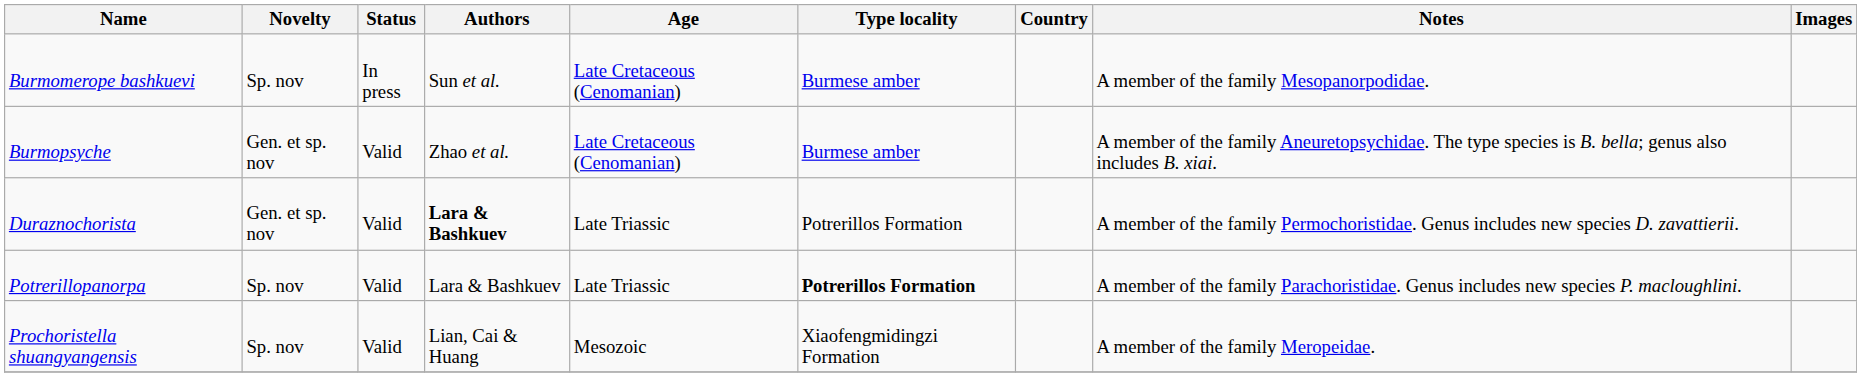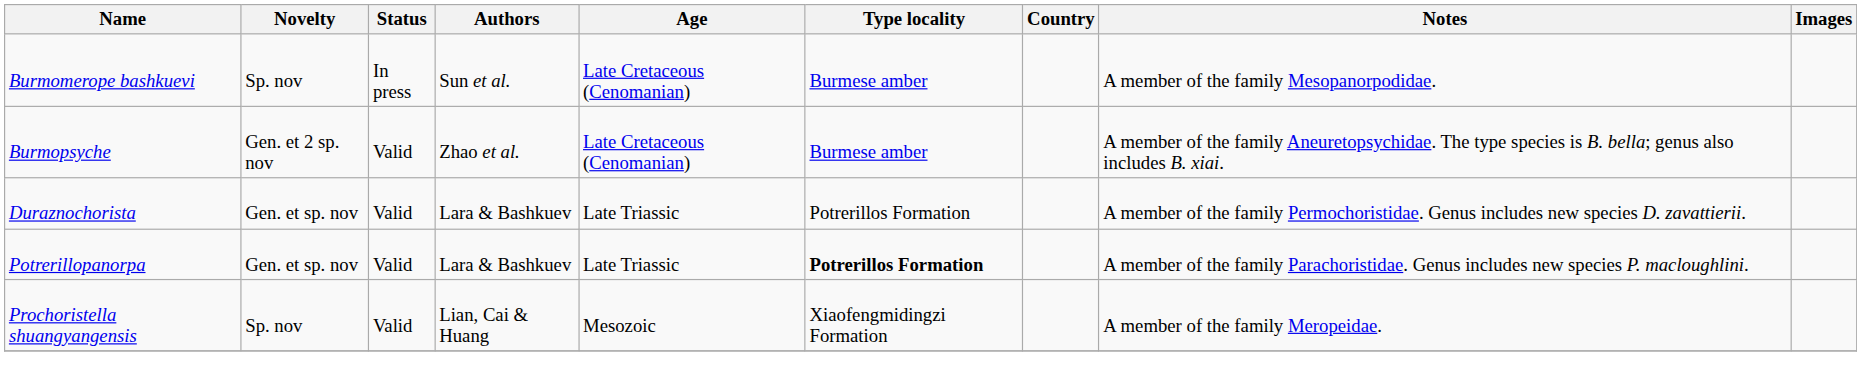(286, 152) Gen. et sp. nov -> (292, 152) Gen. et 2 sp. nov
(468, 224) bold -> (505, 213) normal
(275, 285) Sp. nov -> (302, 264) Gen. et sp. nov
